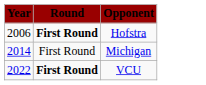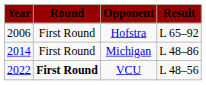+ column: (179, 13)
(67, 32) bold -> (67, 32) normal
